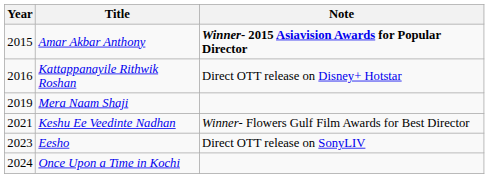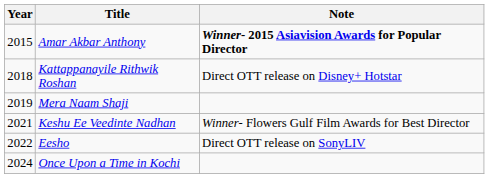(20, 75) 2016 -> (20, 75) 2018
(20, 143) 2023 -> (20, 143) 2022
